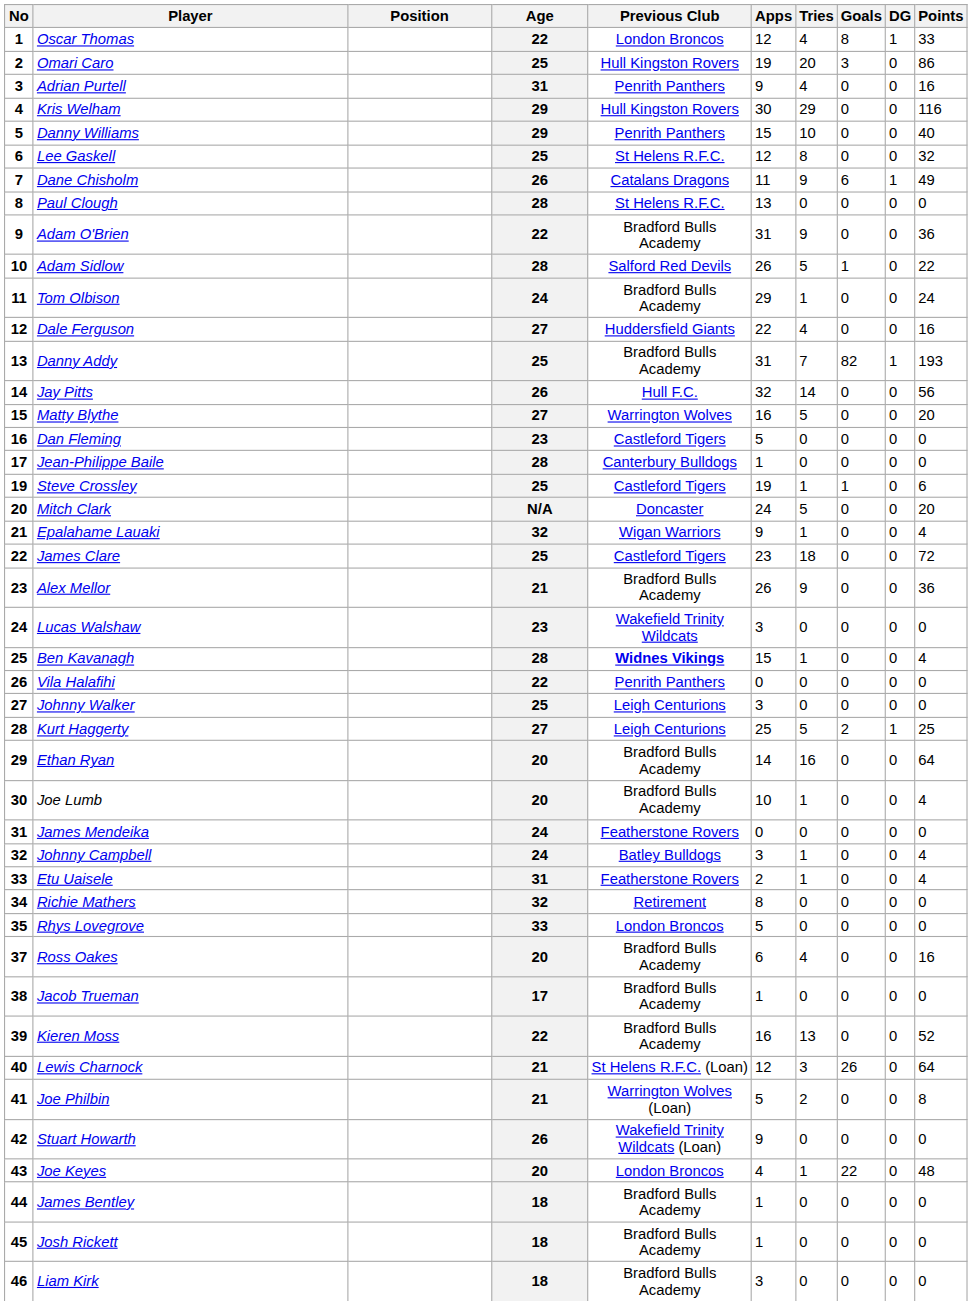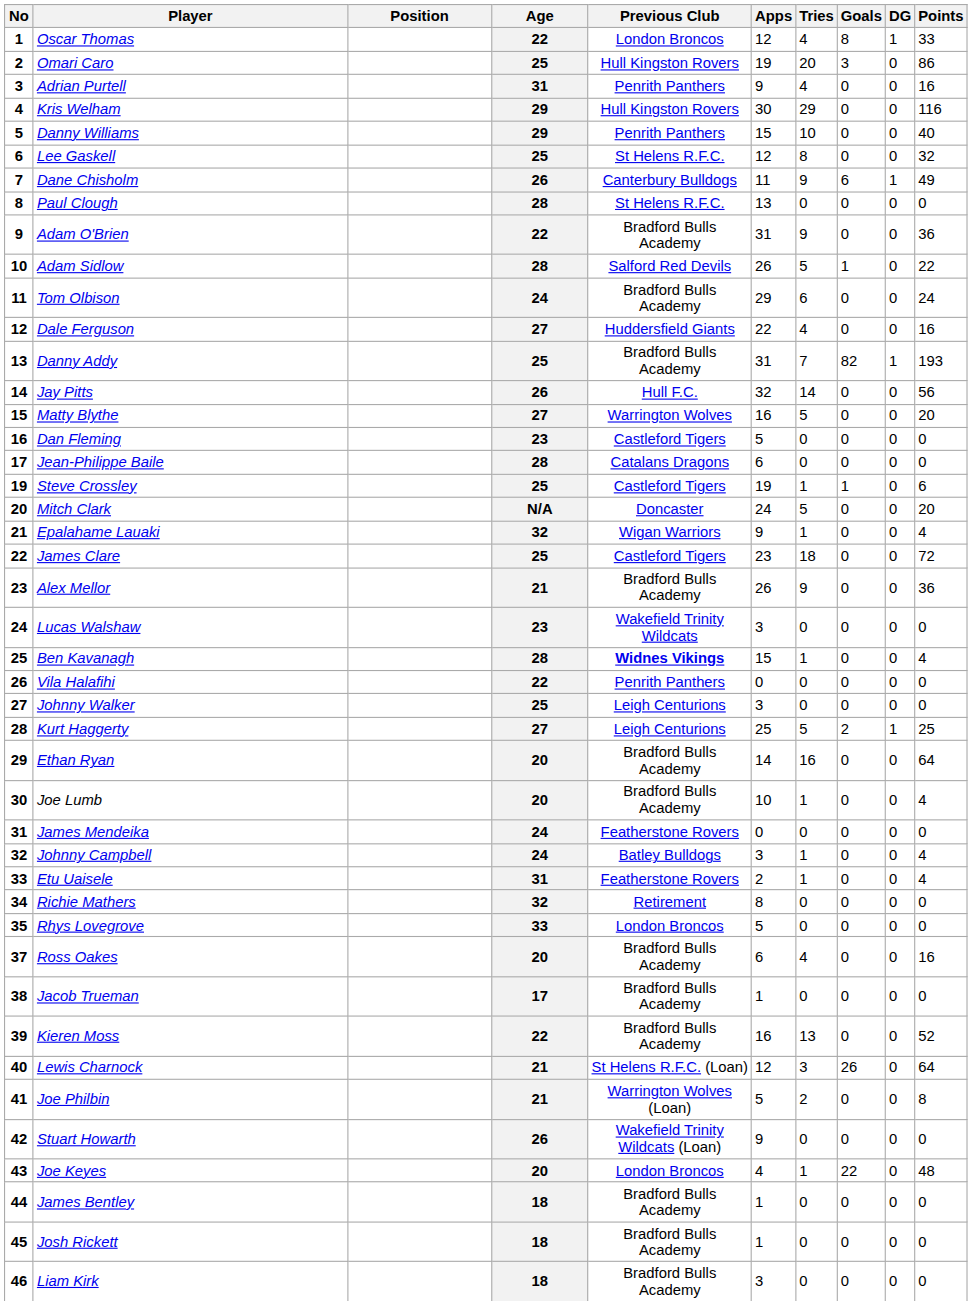(670, 179) Catalans Dragons -> (670, 179) Canterbury Bulldogs
(803, 297) 1 -> (803, 297) 6
(670, 462) Canterbury Bulldogs -> (670, 462) Catalans Dragons
(759, 462) 1 -> (759, 462) 6
